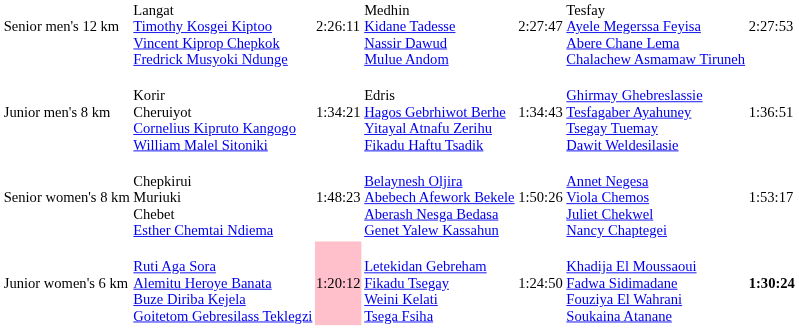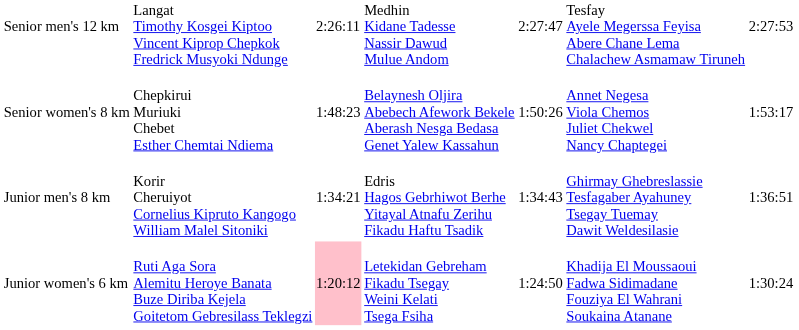rows swapped: (67, 197) <-> (57, 112)
(772, 283) bold -> (771, 283) normal
